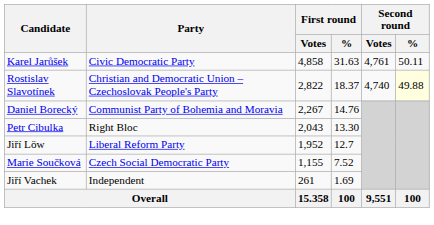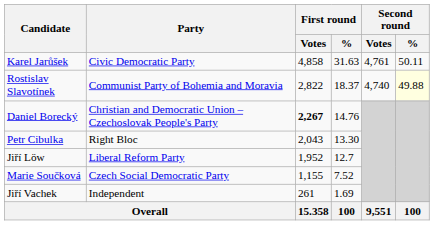(166, 85) Christian and Democratic Union – Czechoslovak People's Party -> (186, 85) Communist Party of Bohemia and Moravia
(186, 109) Communist Party of Bohemia and Moravia -> (166, 115) Christian and Democratic Union – Czechoslovak People's Party
(311, 109) normal -> (311, 115) bold
